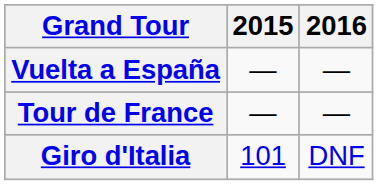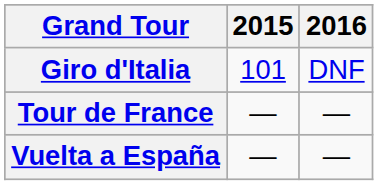rows swapped: (116, 156) <-> (116, 69)
